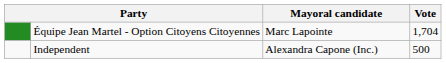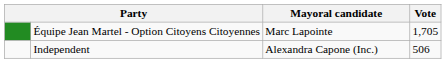(425, 31) 1,704 -> (425, 31) 1,705
(421, 49) 500 -> (421, 49) 506
